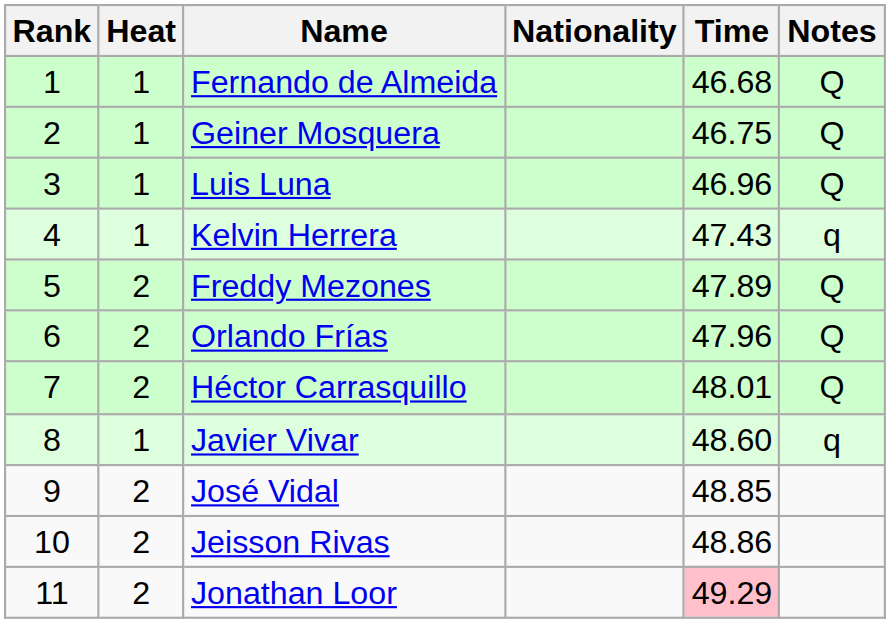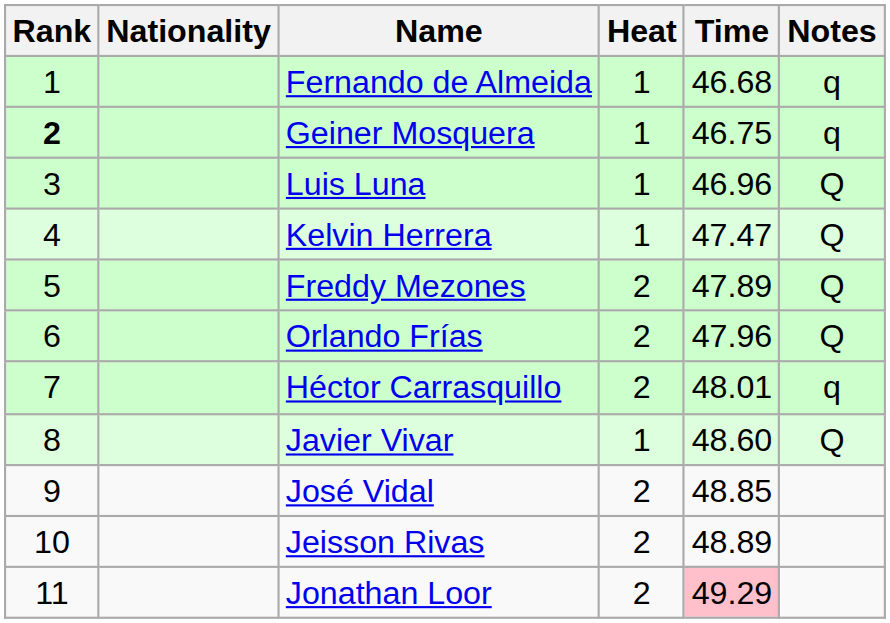columns swapped: (141, 31) <-> (594, 31)
(832, 82) Q -> (832, 82) q
(52, 133) normal -> (52, 133) bold
(832, 133) Q -> (832, 133) q
(732, 235) 47.43 -> (732, 235) 47.47
(832, 235) q -> (832, 235) Q
(832, 388) Q -> (832, 388) q
(832, 439) q -> (832, 439) Q
(732, 541) 48.86 -> (732, 541) 48.89
